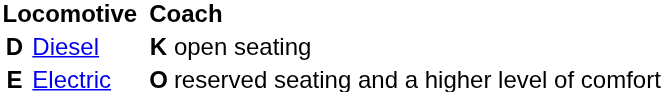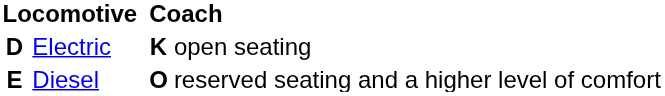(66, 46) Diesel -> (72, 46) Electric
(72, 79) Electric -> (66, 79) Diesel
